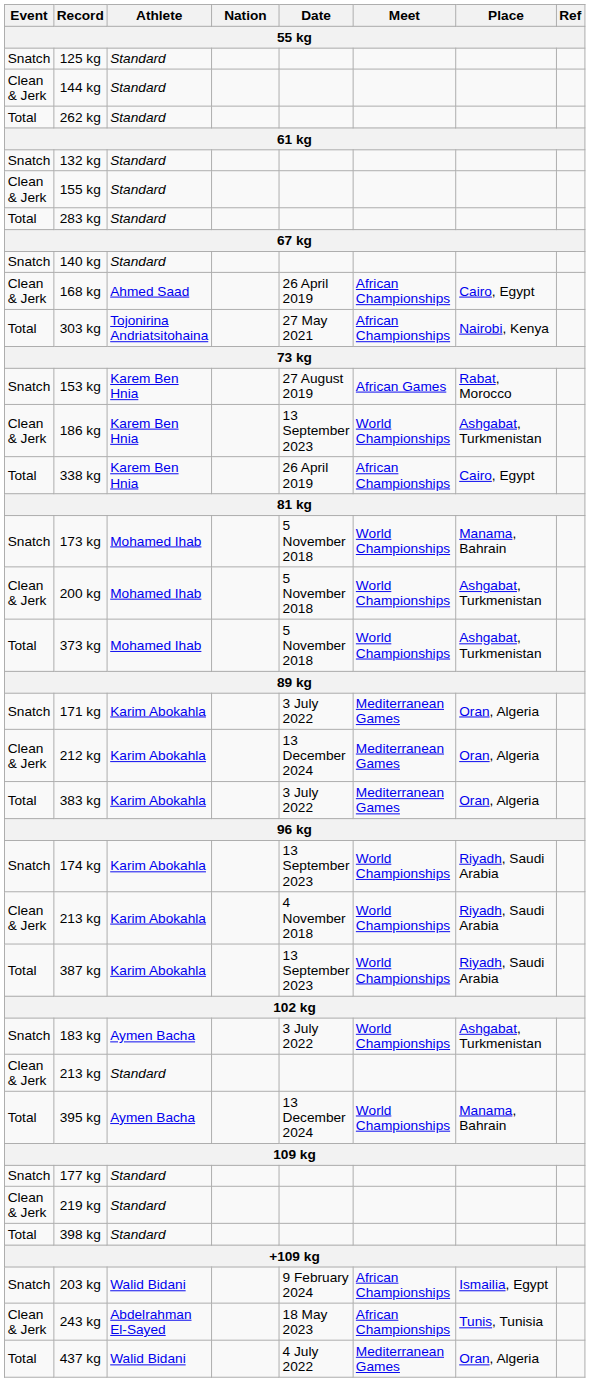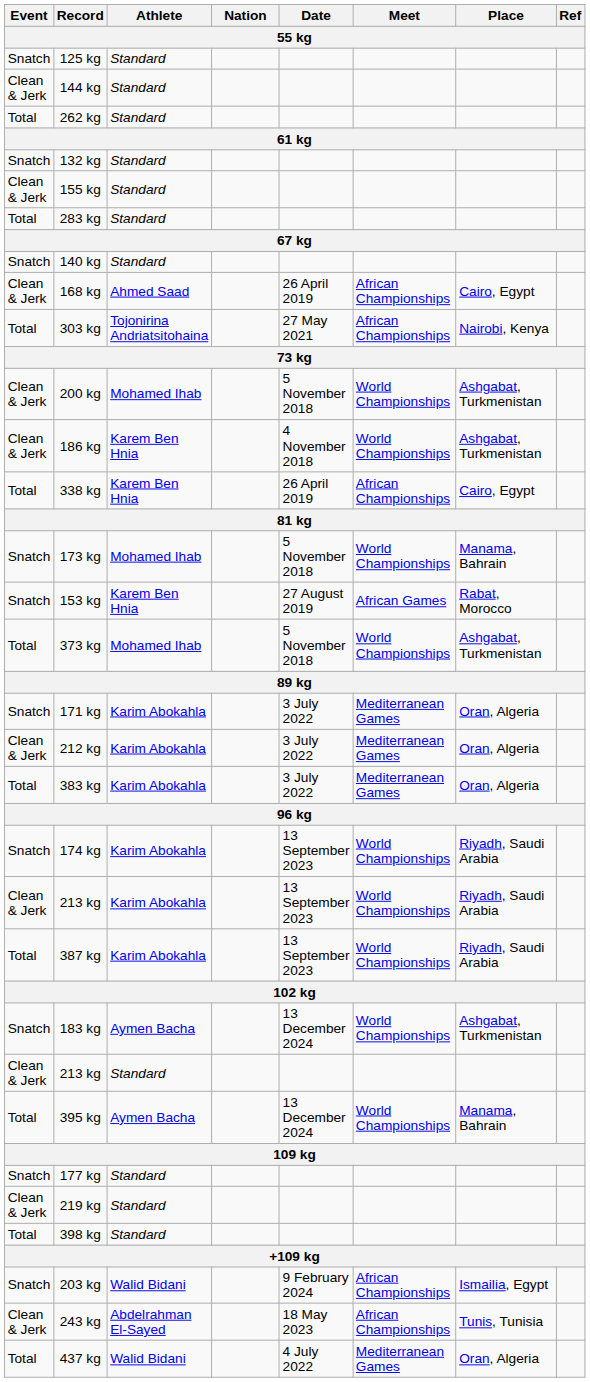rows swapped: (80, 387) <-> (80, 594)
(316, 431) 13 September 2023 -> (314, 446) 4 November 2018
(314, 756) 13 December 2024 -> (300, 748) 3 July 2022
(314, 918) 4 November 2018 -> (316, 903) 13 September 2023
(300, 1036) 3 July 2022 -> (314, 1029) 13 December 2024
